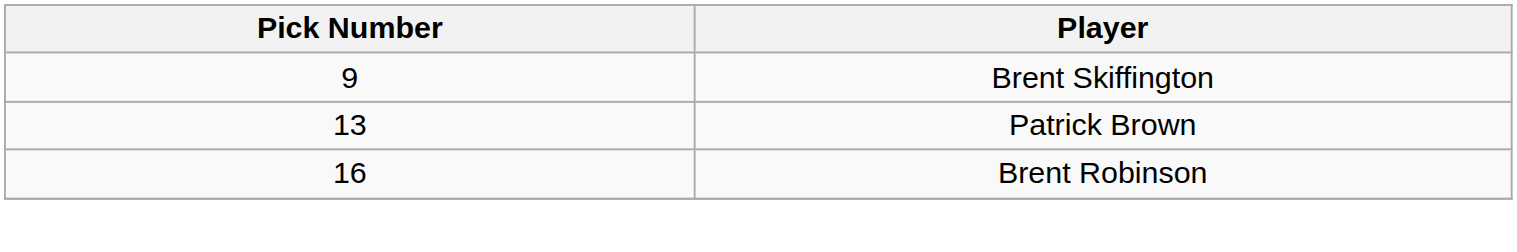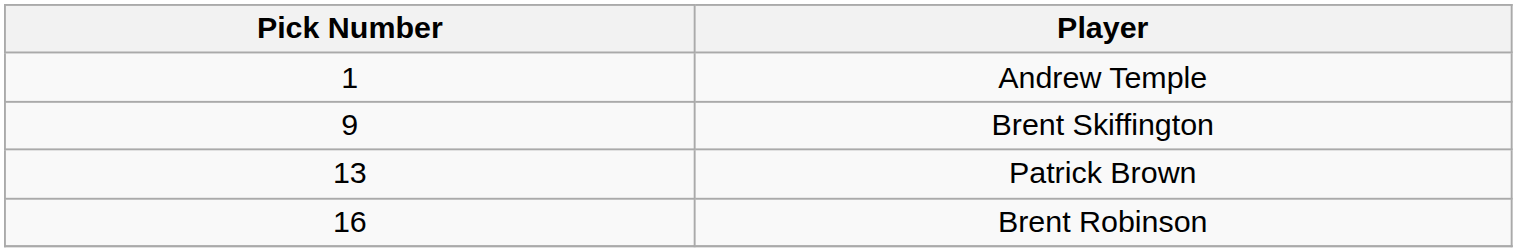+ row: (1103, 76)
